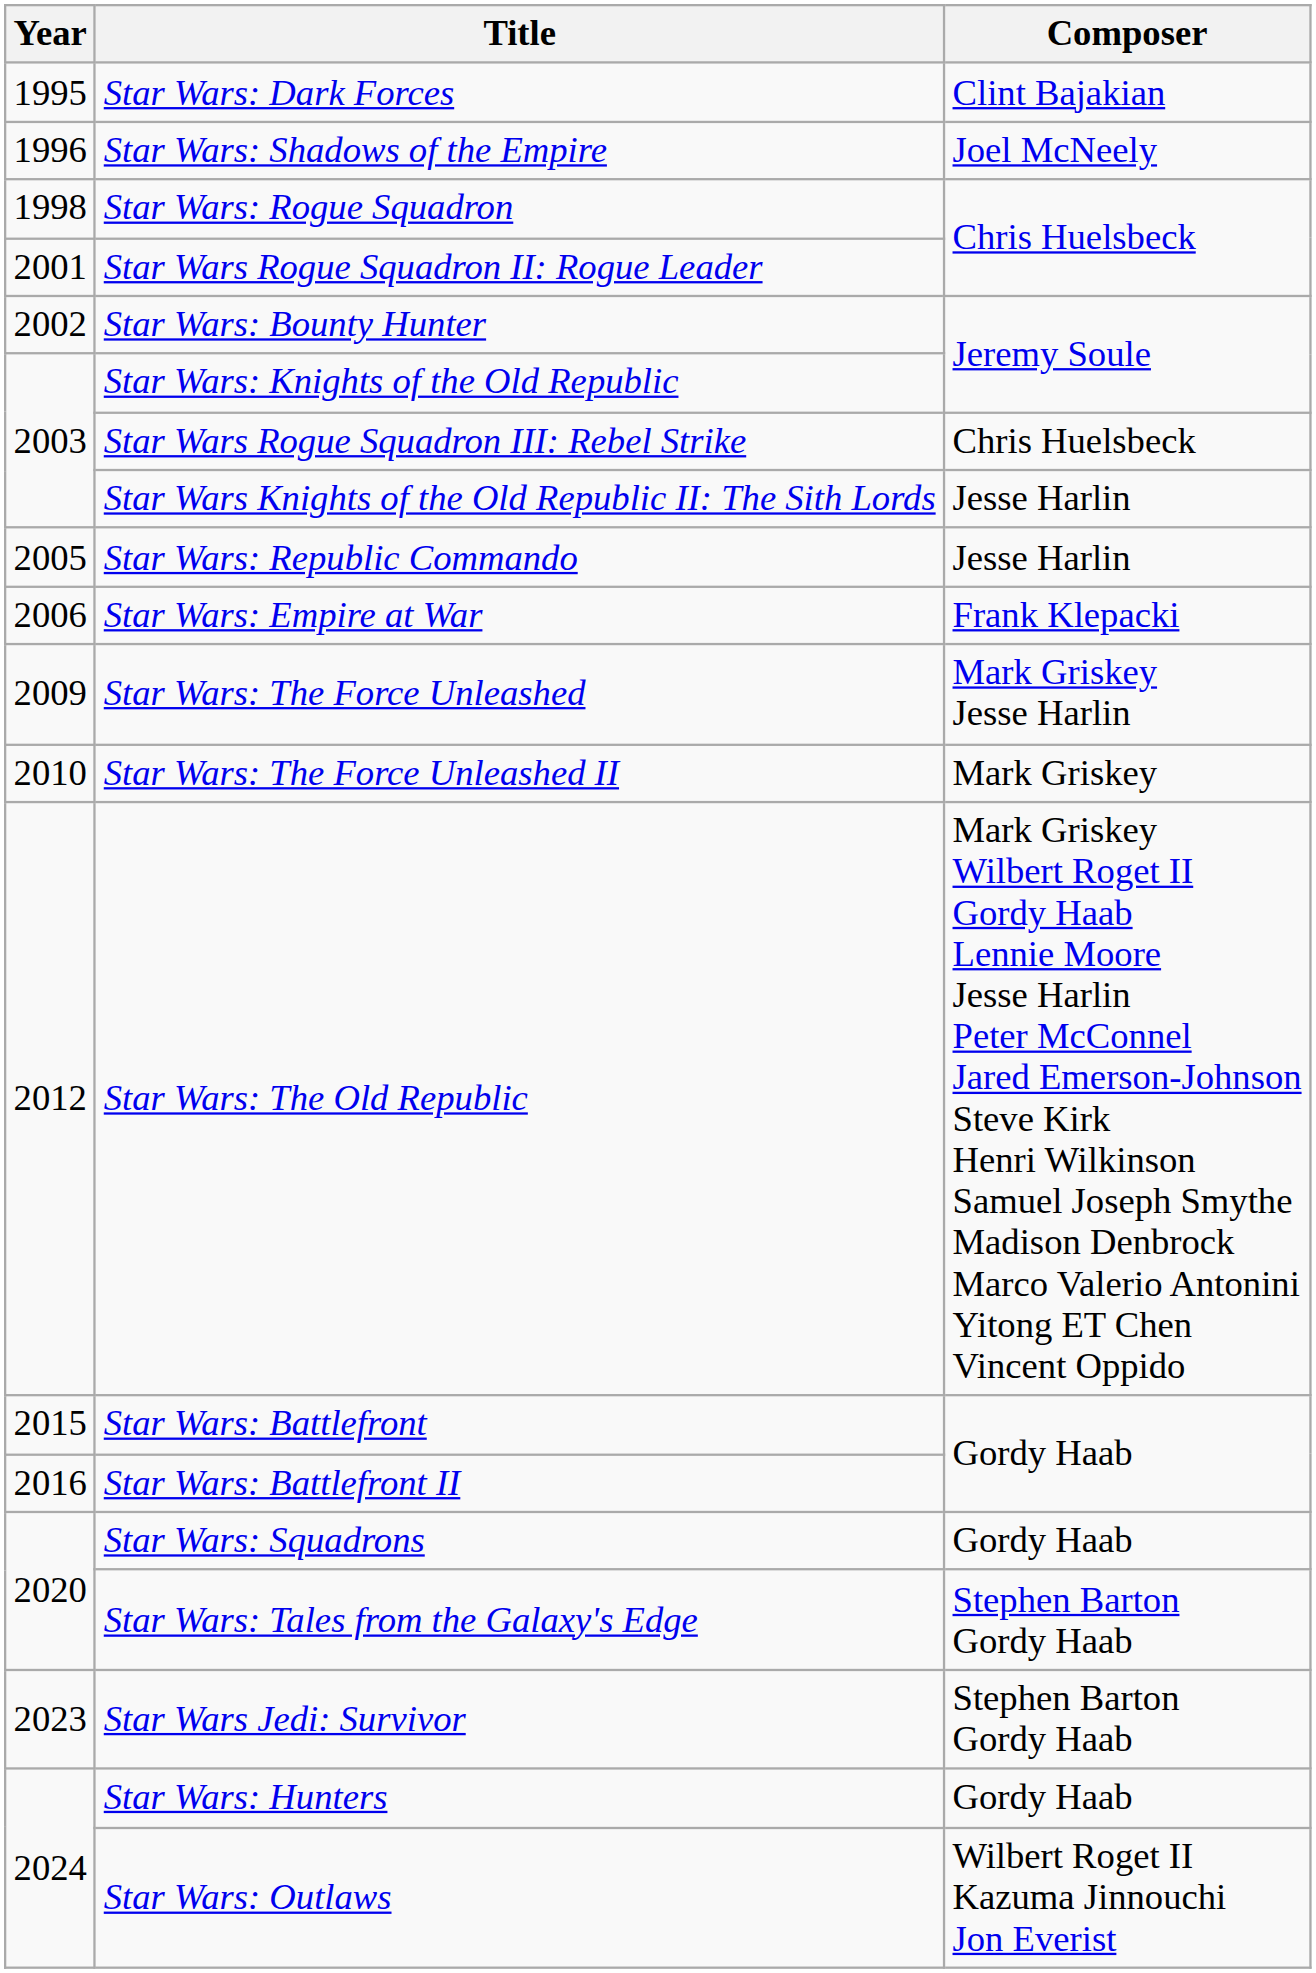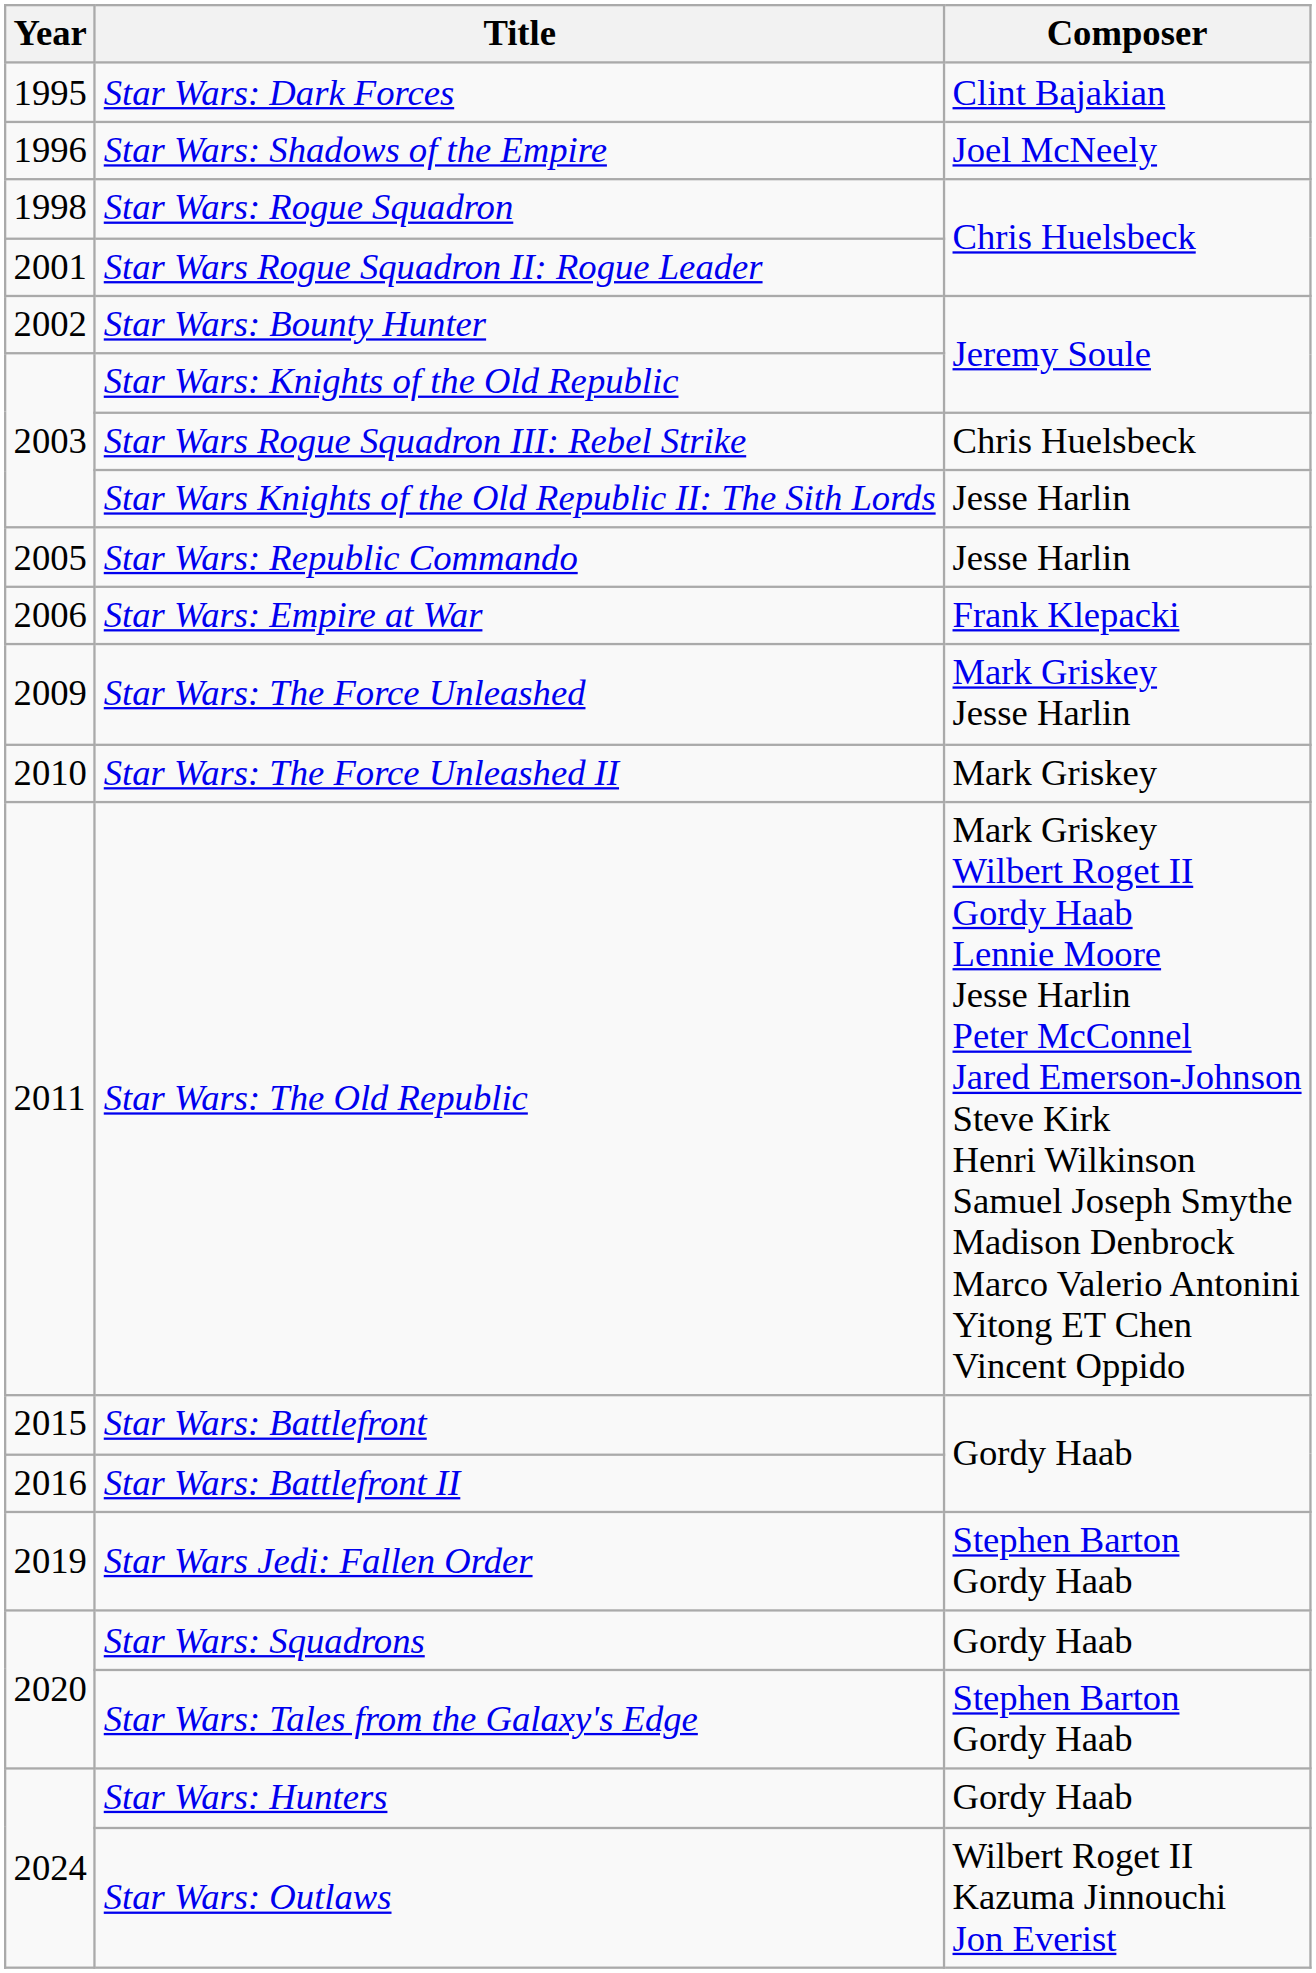(50, 1098) 2012 -> (50, 1098) 2011
+ row: (318, 1560)
- row: (285, 1718)
